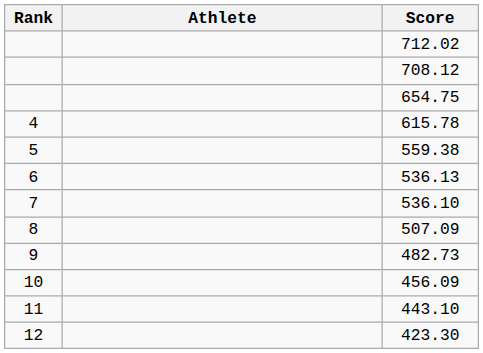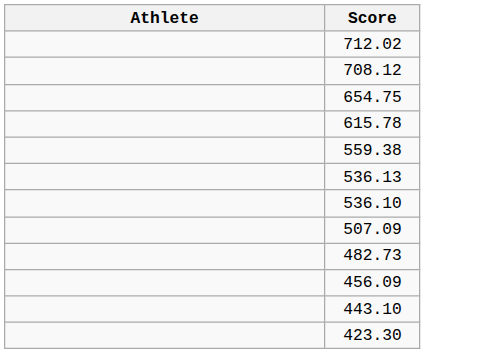- column: (33, 18)
